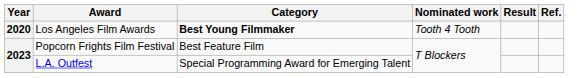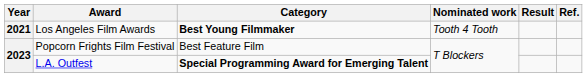(19, 30) 2020 -> (19, 30) 2021
(295, 64) normal -> (304, 64) bold
